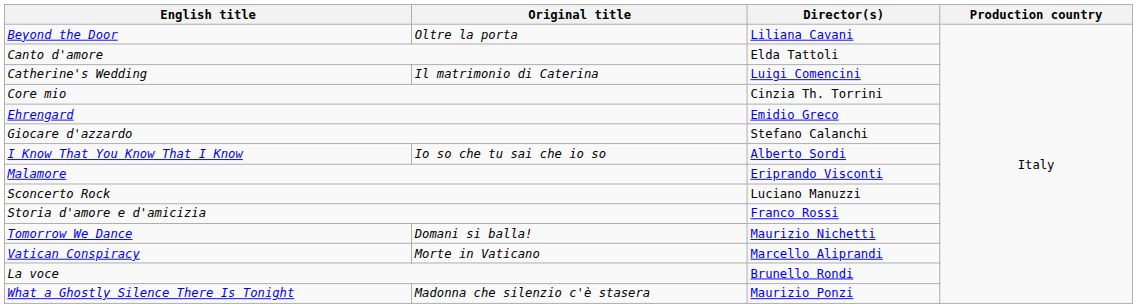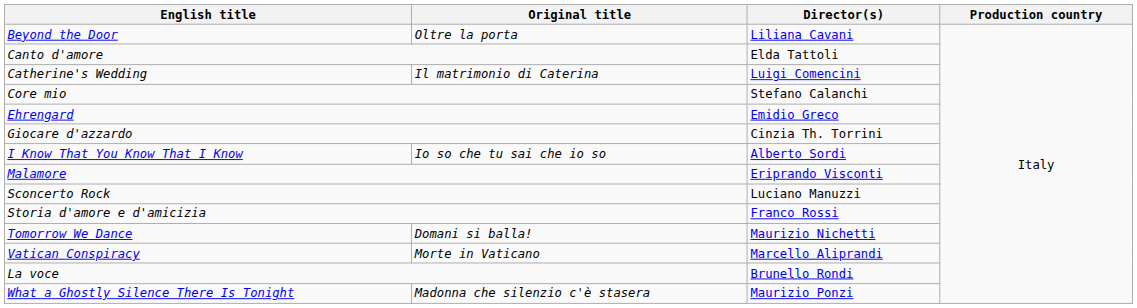(817, 94) Cinzia Th. Torrini -> (809, 94) Stefano Calanchi
(809, 134) Stefano Calanchi -> (817, 134) Cinzia Th. Torrini
